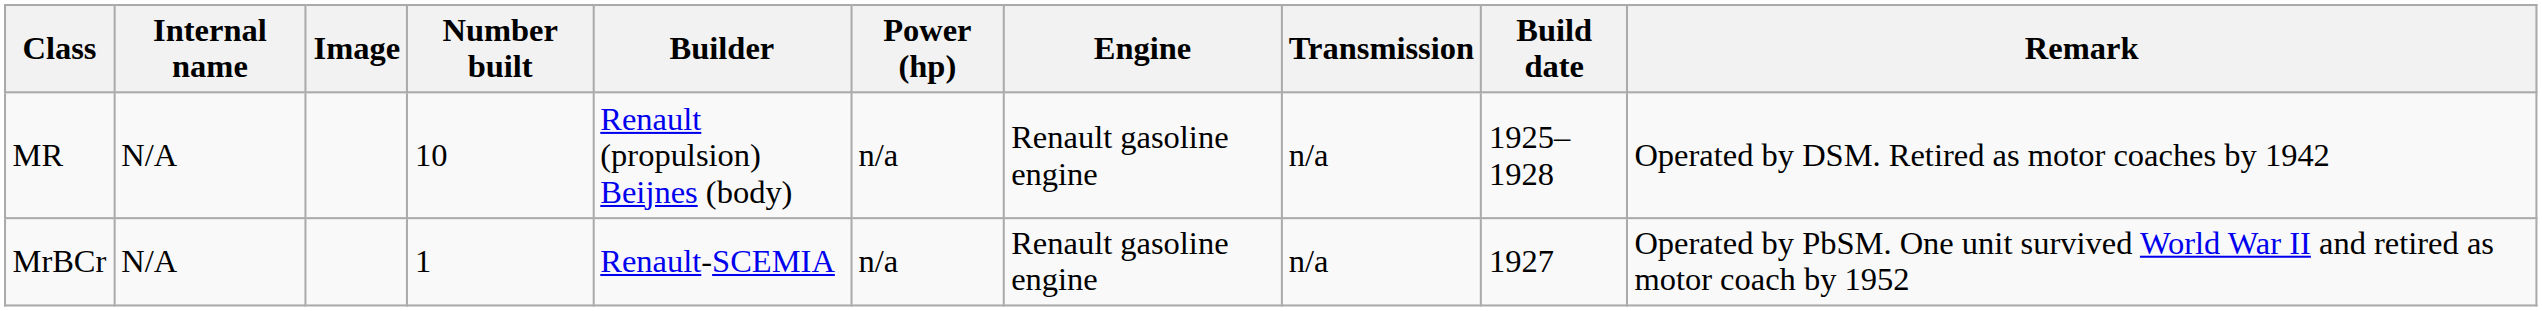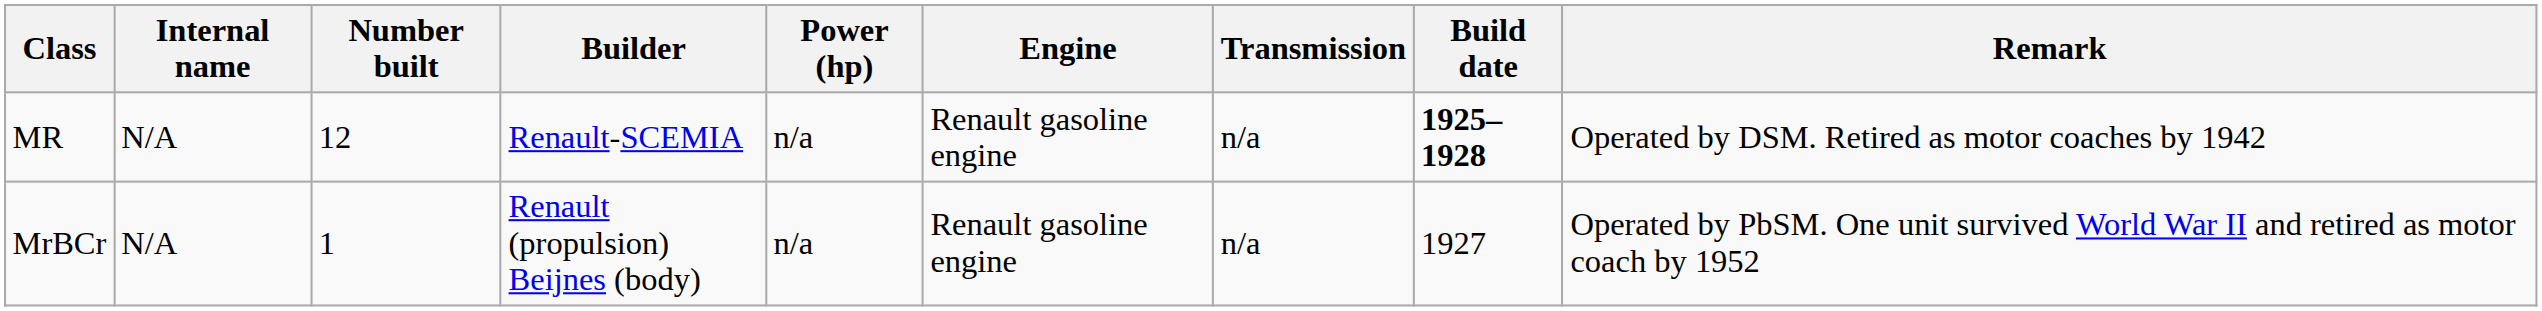- column: (357, 48)
(431, 154) 10 -> (335, 136) 12
(696, 154) Renault (propulsion) Beijnes (body) -> (626, 136) Renault-SCEMIA
(1530, 154) normal -> (1462, 136) bold
(718, 261) Renault-SCEMIA -> (605, 242) Renault (propulsion) Beijnes (body)
